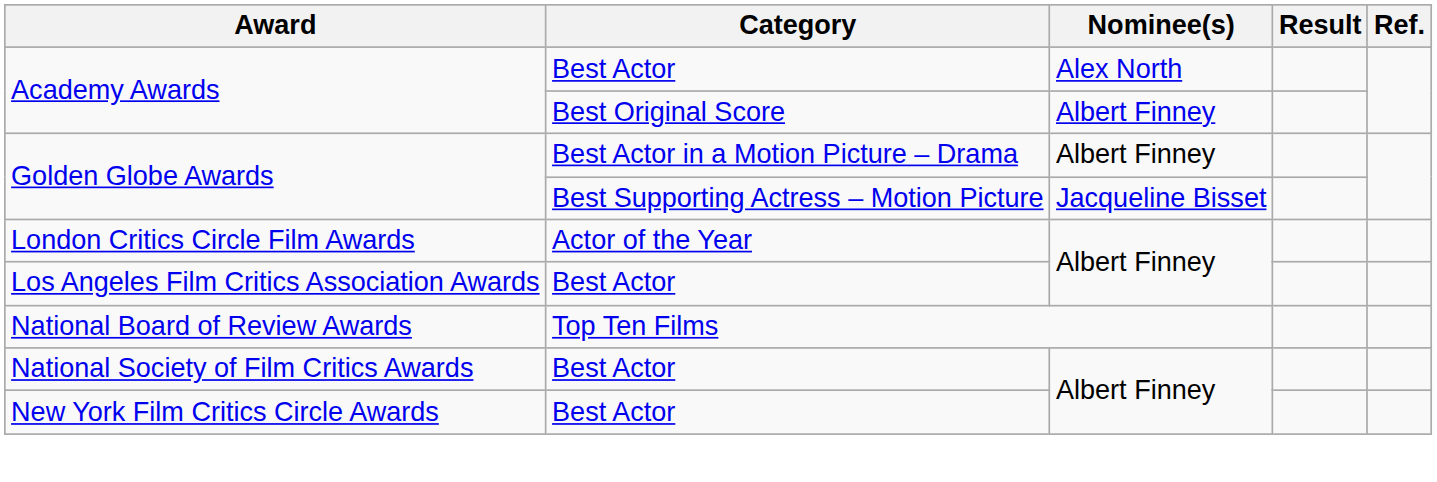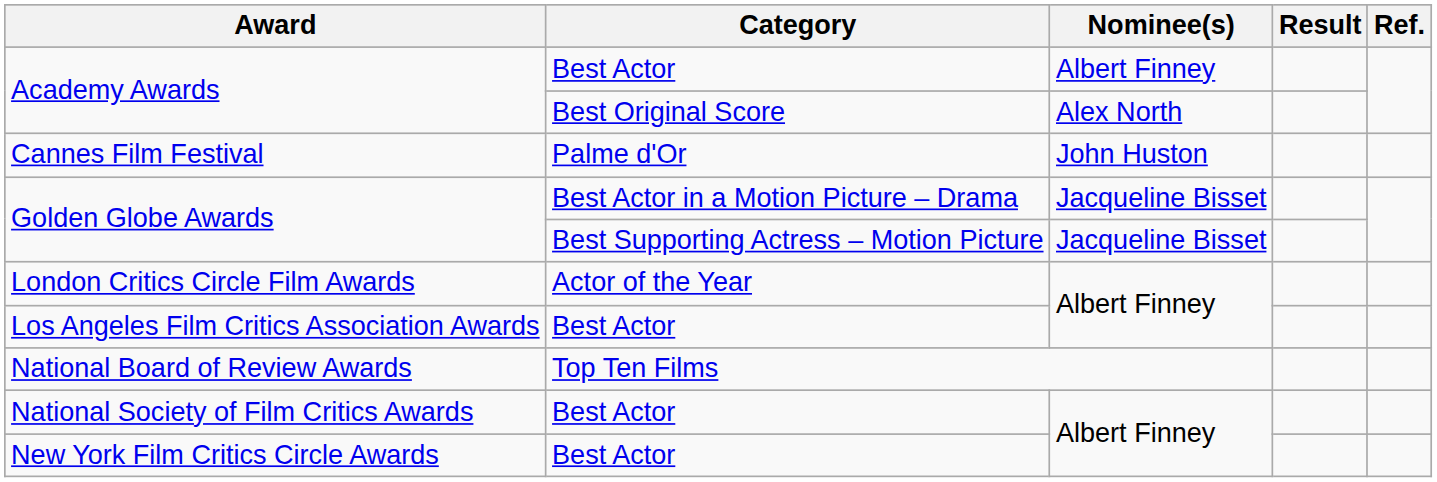(1119, 68) Alex North -> (1136, 68) Albert Finney
(1136, 111) Albert Finney -> (1119, 111) Alex North
+ row: (137, 154)
(1136, 154) Albert Finney -> (1161, 197) Jacqueline Bisset
